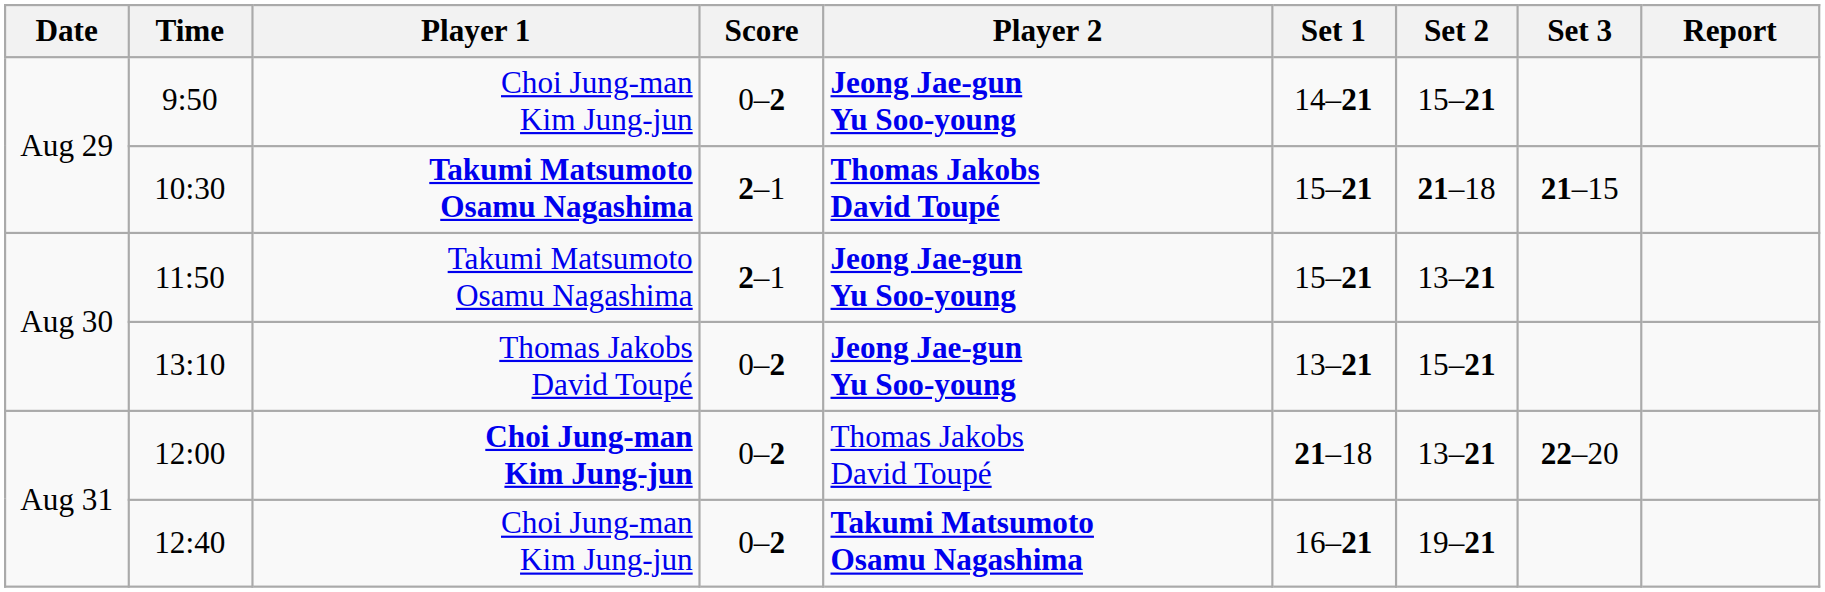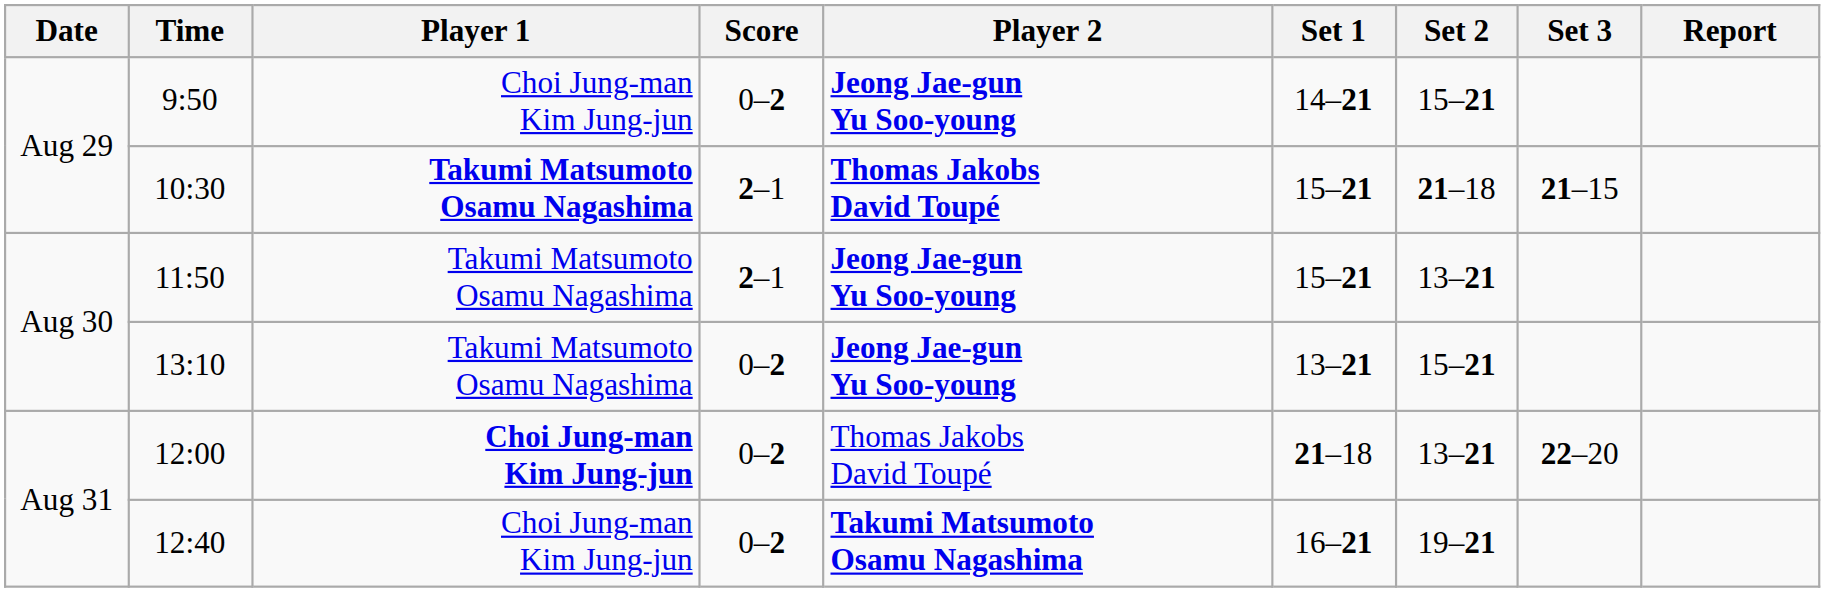(596, 365) Thomas Jakobs David Toupé -> (570, 365) Takumi Matsumoto Osamu Nagashima
